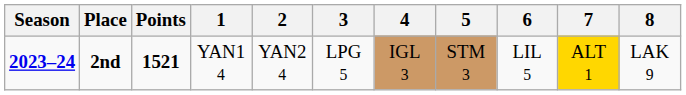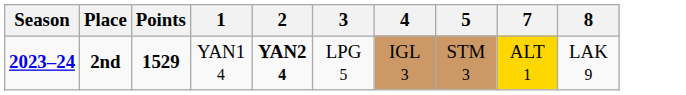- column: (527, 20)
(161, 62) 1521 -> (161, 62) 1529
(282, 62) normal -> (282, 62) bold
